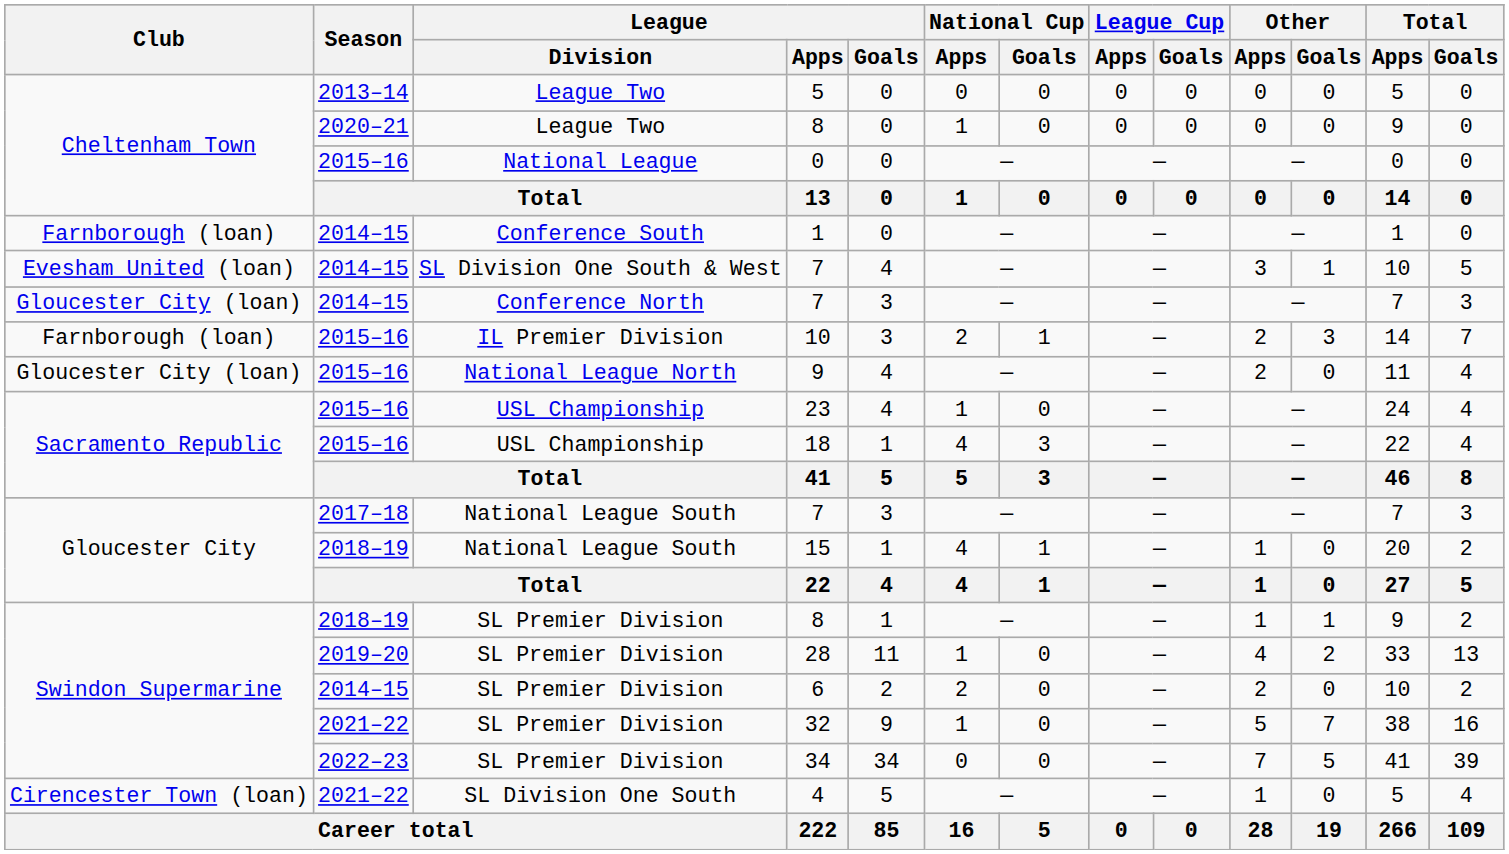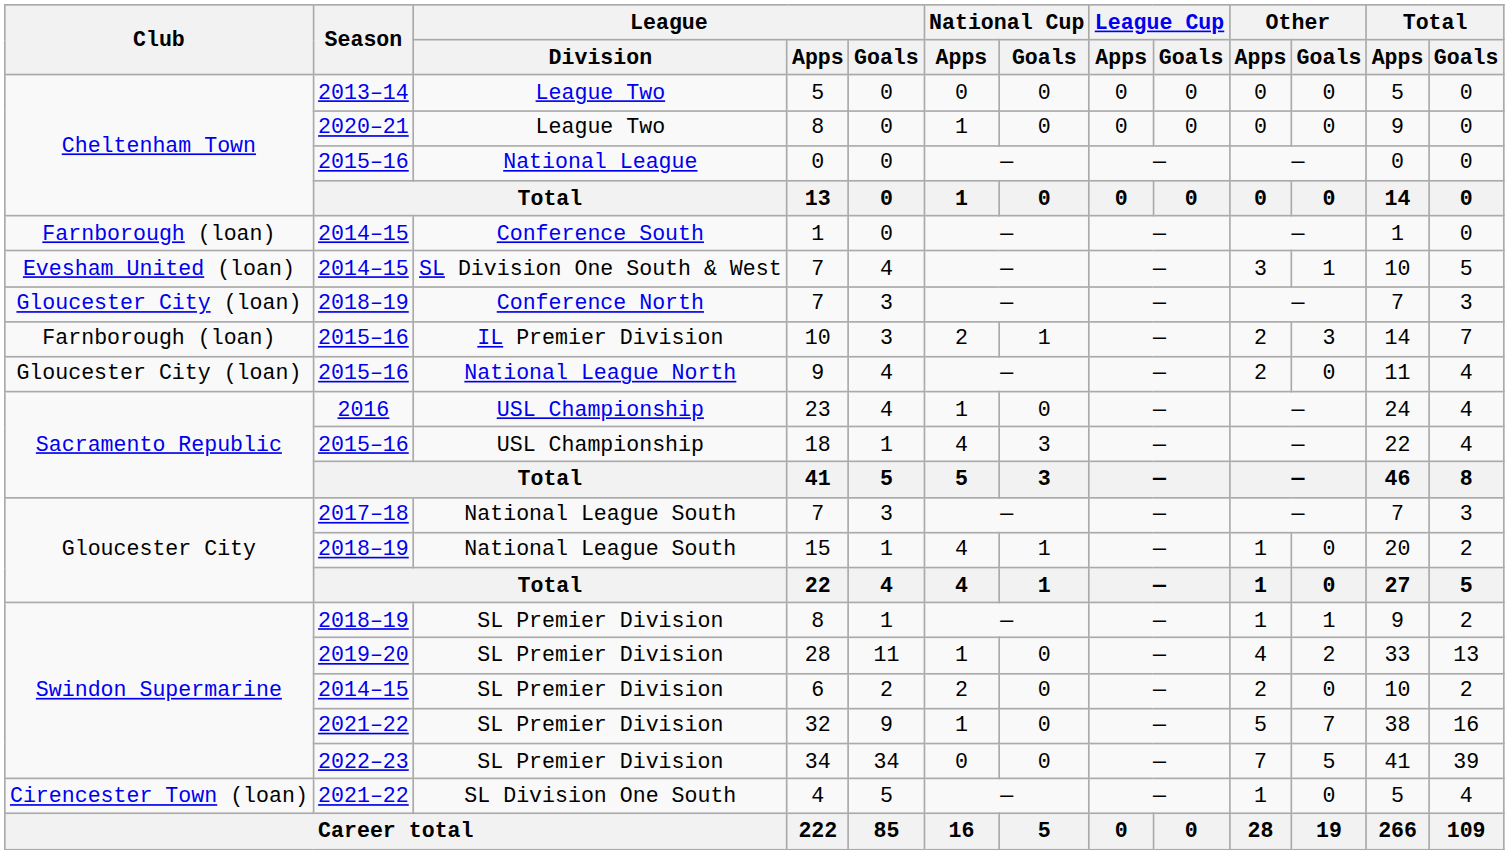(363, 304) 2014–15 -> (363, 304) 2018–19
(363, 409) 2015–16 -> (363, 409) 2016
